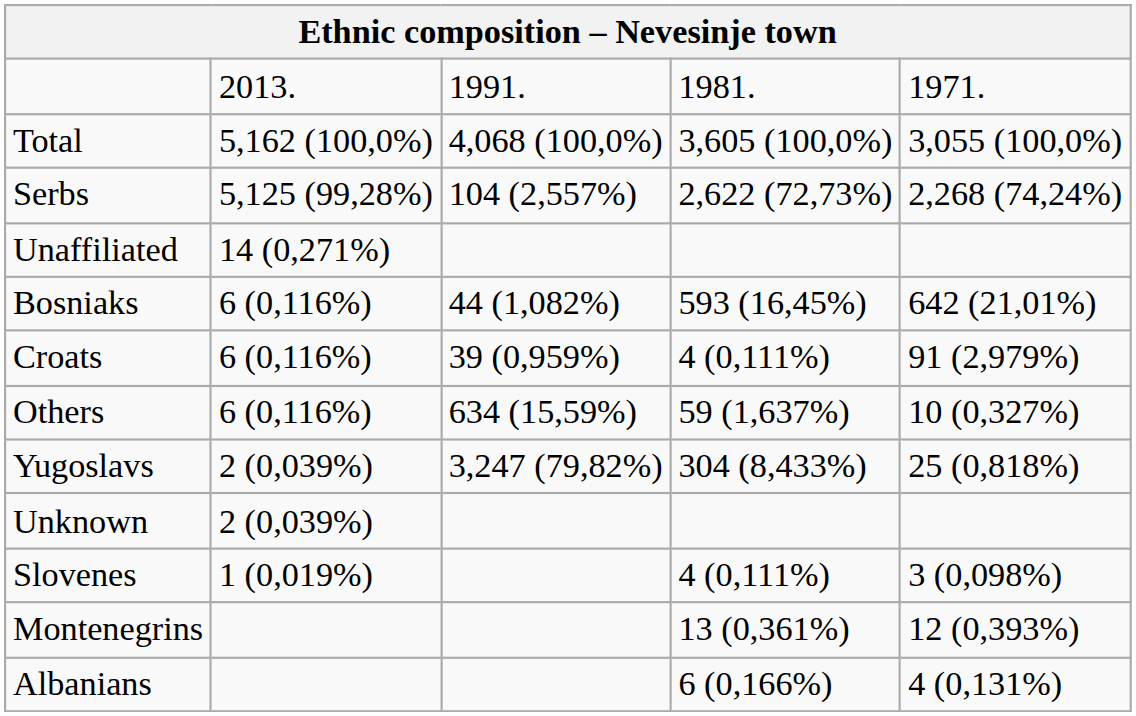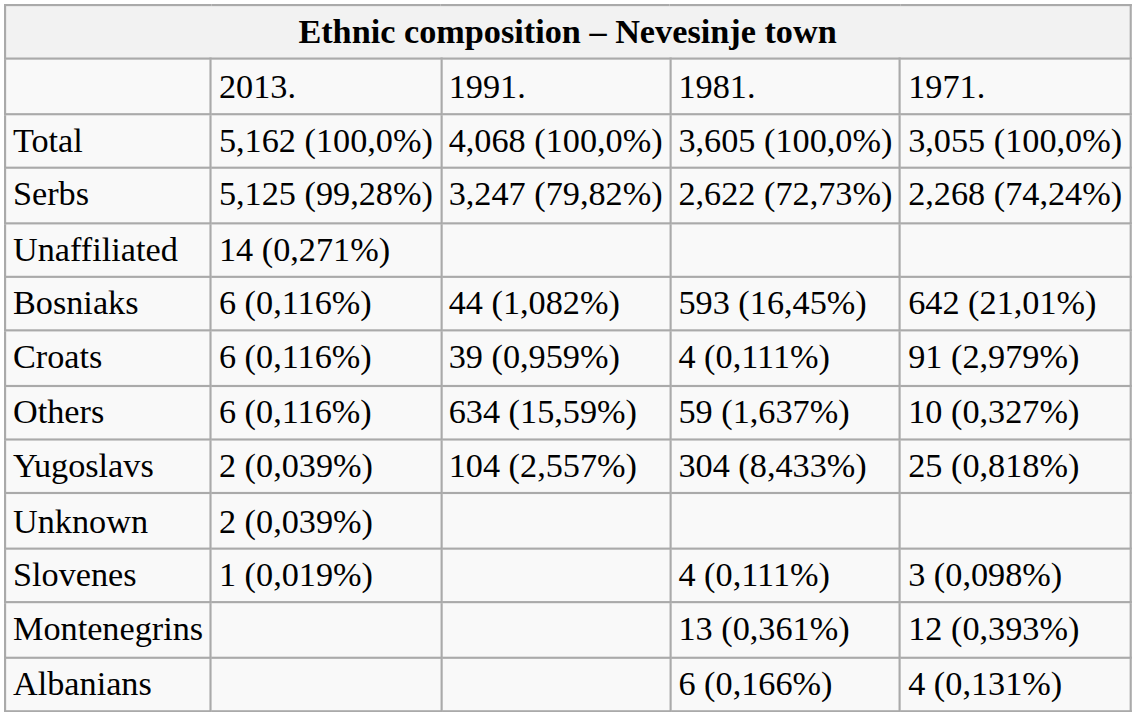(543, 194) 104 (2,557%) -> (556, 194) 3,247 (79,82%)
(556, 466) 3,247 (79,82%) -> (543, 466) 104 (2,557%)
